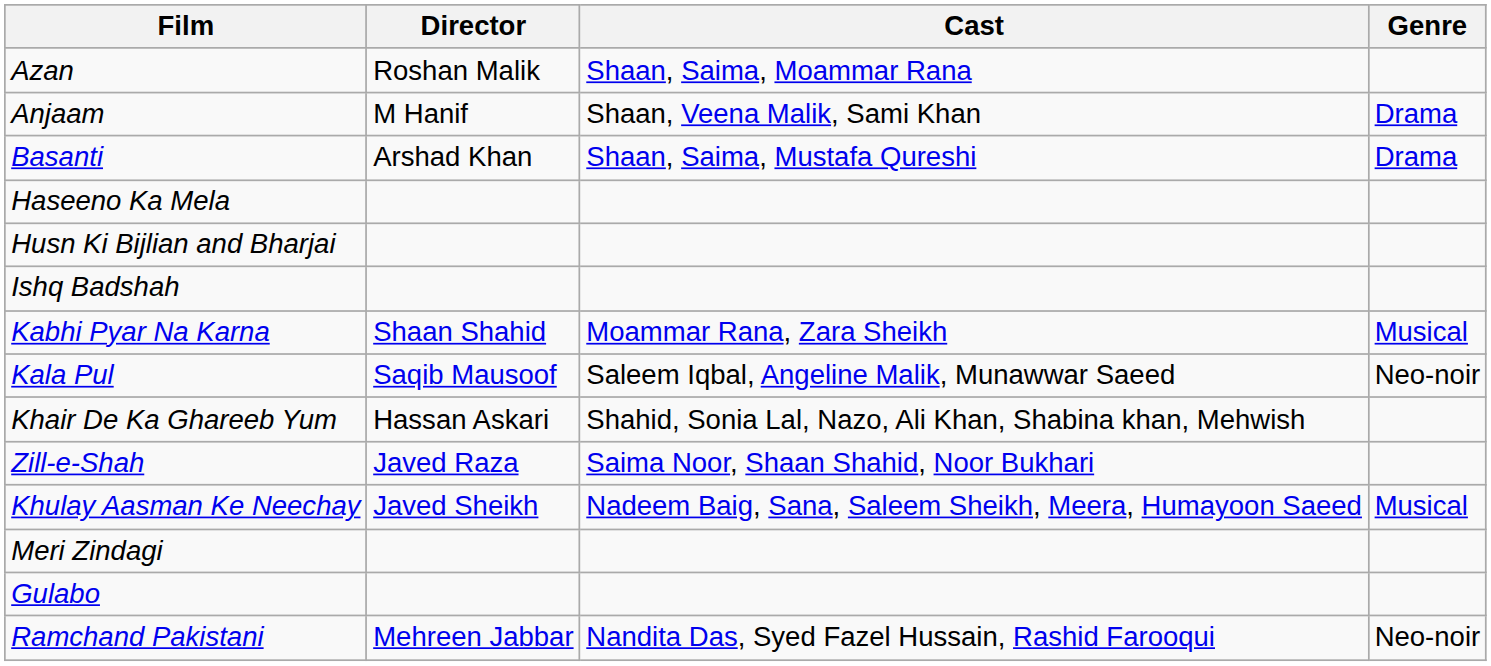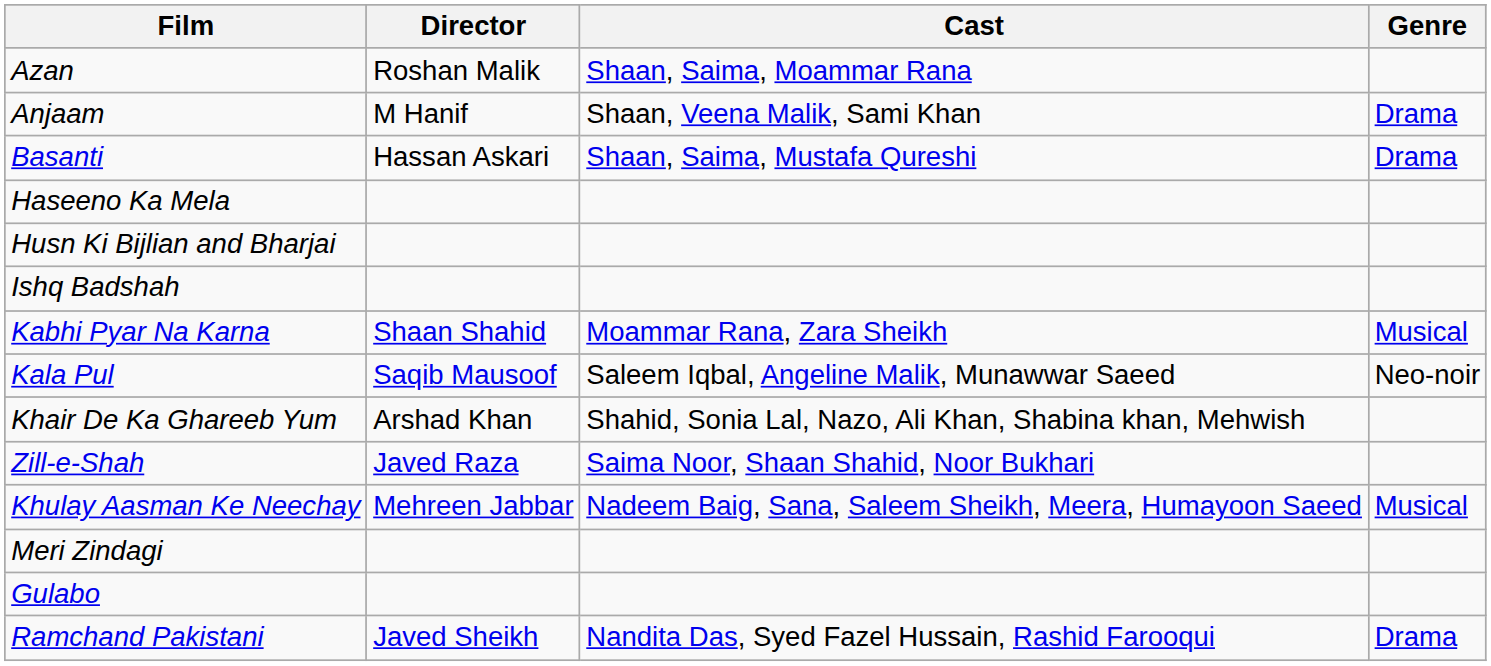(453, 157) Arshad Khan -> (461, 157) Hassan Askari
(461, 419) Hassan Askari -> (453, 419) Arshad Khan
(456, 506) Javed Sheikh -> (473, 506) Mehreen Jabbar
(473, 637) Mehreen Jabbar -> (456, 637) Javed Sheikh
(1427, 637) Neo-noir -> (1416, 637) Drama
